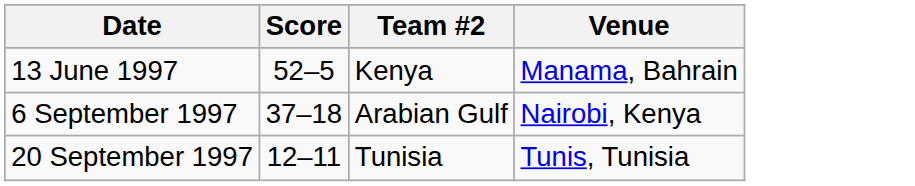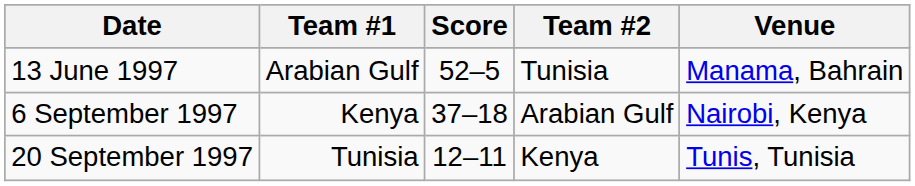+ column: (342, 26)
(394, 69) Kenya -> (564, 69) Tunisia
(399, 157) Tunisia -> (560, 157) Kenya
